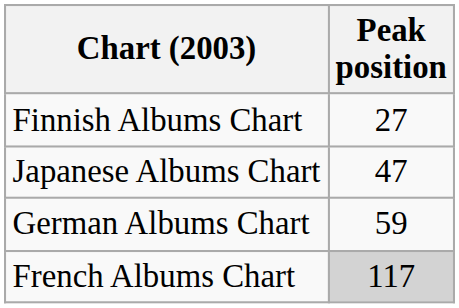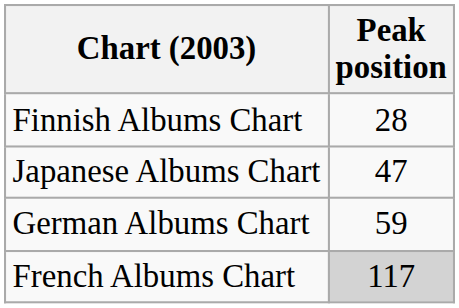(391, 119) 27 -> (391, 119) 28
